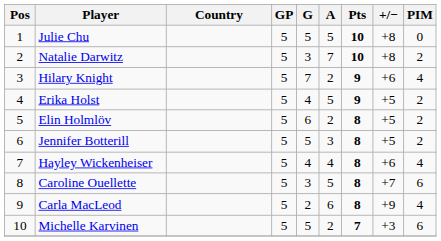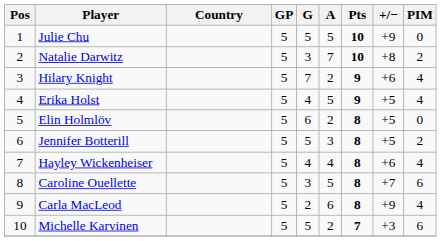(388, 36) +8 -> (388, 36) +9
(420, 99) 2 -> (420, 99) 4
(420, 120) 2 -> (420, 120) 0
